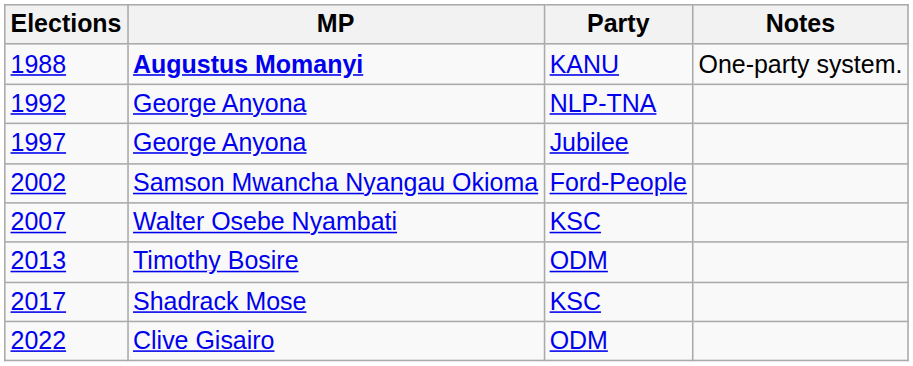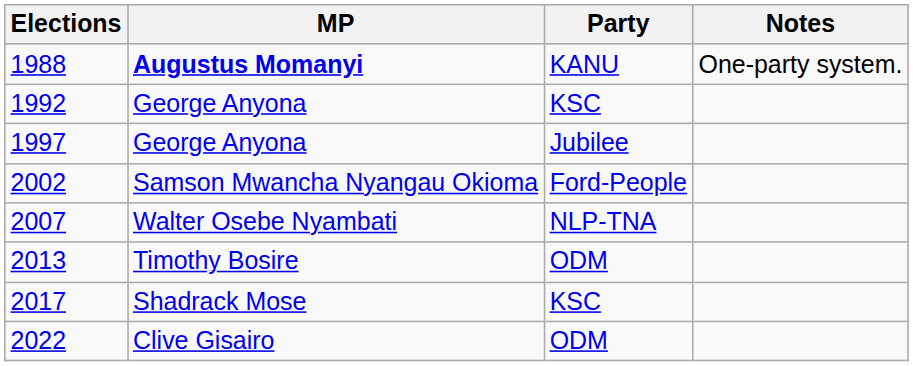(603, 103) NLP-TNA -> (575, 103) KSC
(575, 222) KSC -> (603, 222) NLP-TNA
